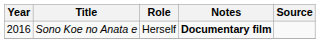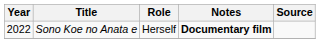(19, 30) 2016 -> (19, 30) 2022
